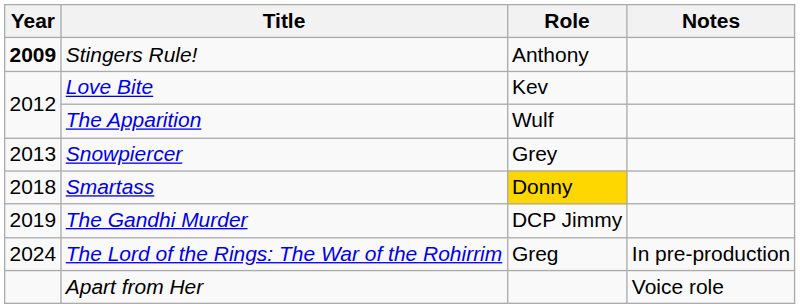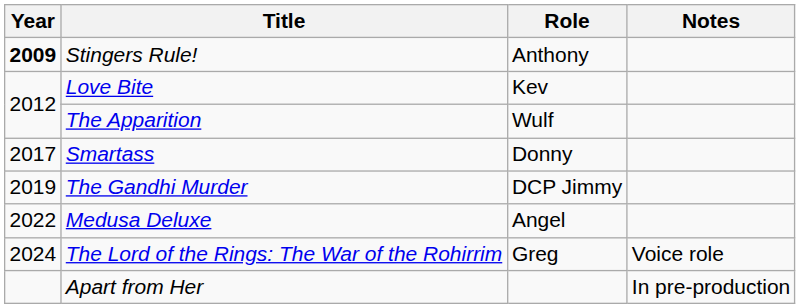- row: (124, 154)
(33, 187) 2018 -> (33, 154) 2017
(542, 187) gold background -> (542, 154) no background
+ row: (139, 220)
(711, 253) In pre-production -> (678, 253) Voice role
(678, 287) Voice role -> (711, 287) In pre-production
